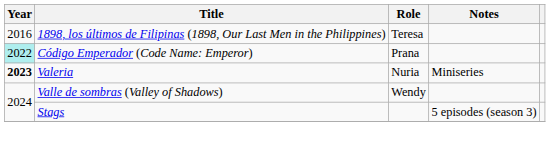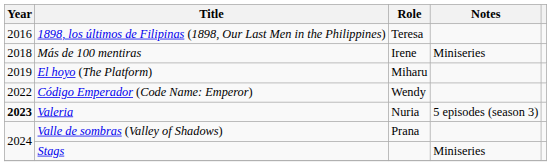+ row: (89, 53)
+ row: (95, 72)
(20, 53) paleturquoise background -> (20, 92) no background
(405, 53) Prana -> (409, 92) Wendy
(458, 72) Miniseries -> (486, 111) 5 episodes (season 3)
(409, 92) Wendy -> (405, 131) Prana
(484, 111) 5 episodes (season 3) -> (459, 151) Miniseries
